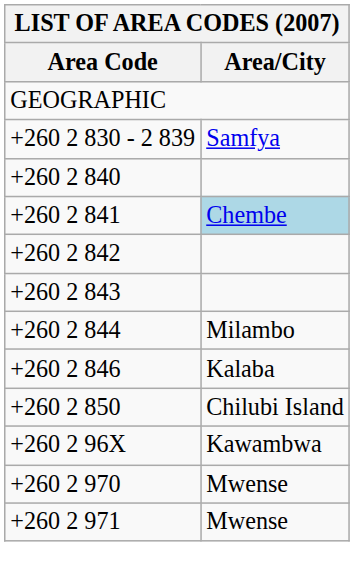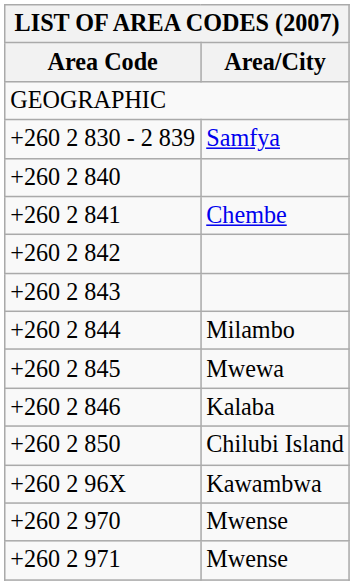(246, 215) lightblue background -> (246, 215) no background
+ row: (65, 368)
